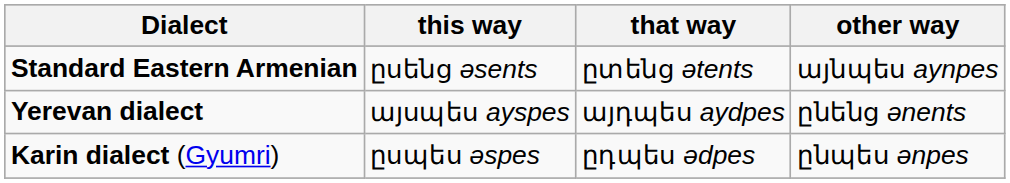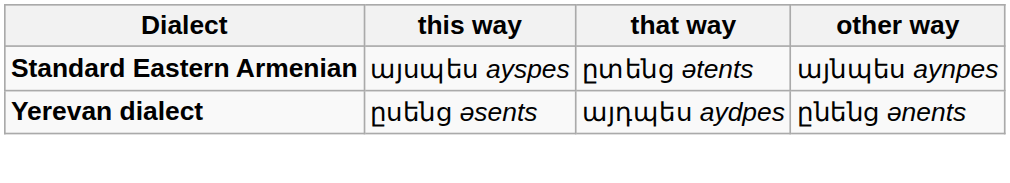(454, 68) ըսենց əsents -> (470, 68) այսպես ayspes
(470, 112) այսպես ayspes -> (454, 112) ըսենց əsents
- row: (145, 155)
